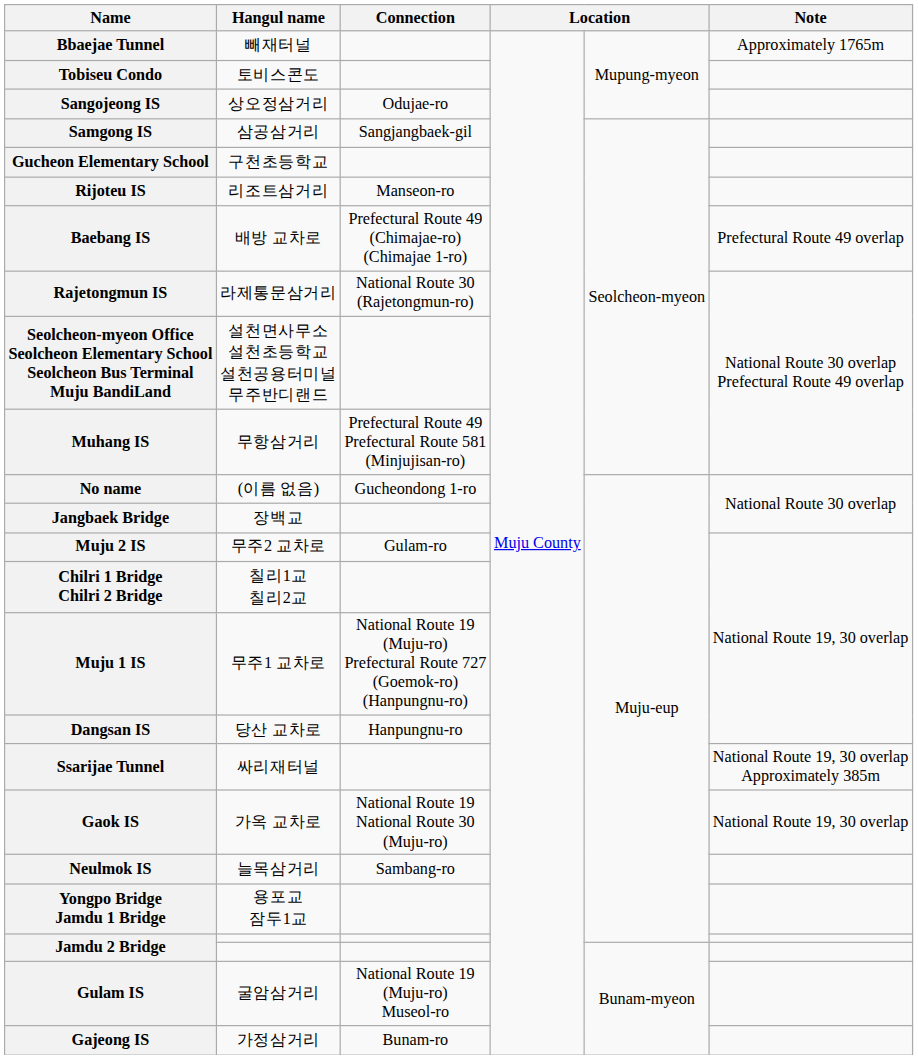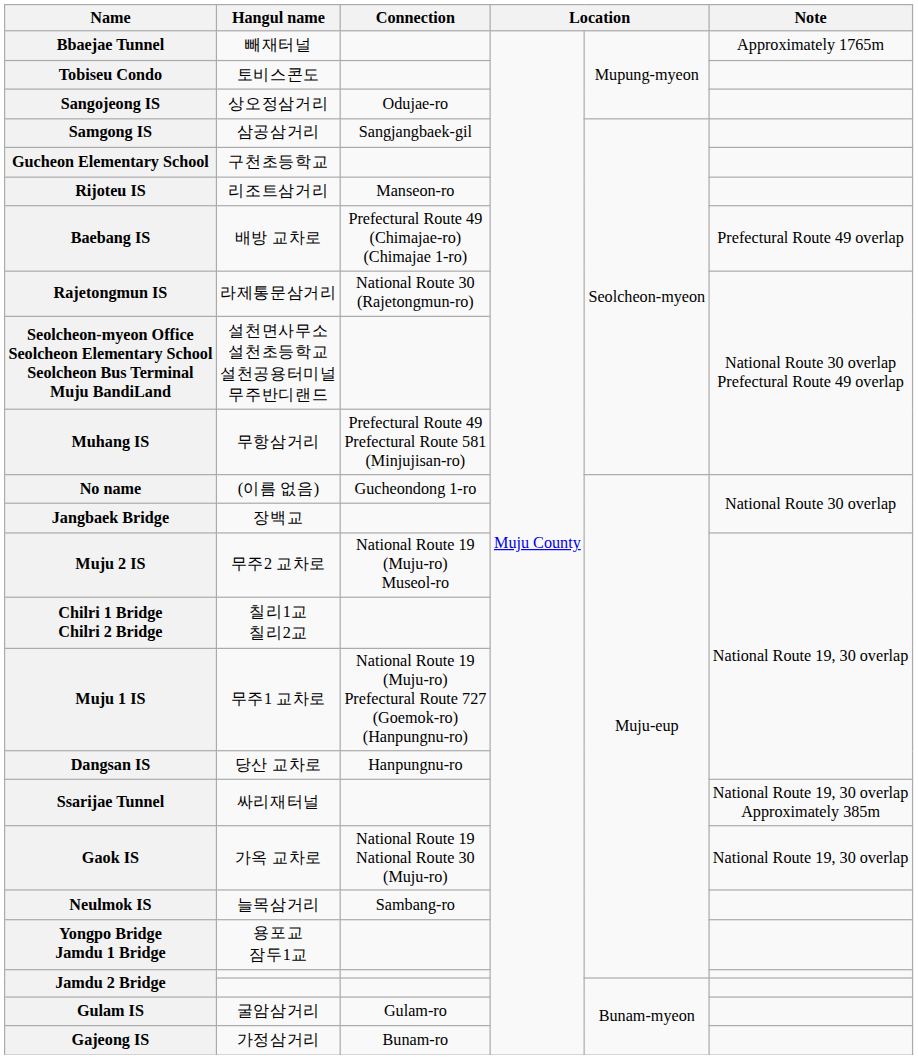(415, 546) Gulam-ro -> (415, 564) National Route 19 (Muju-ro) Museol-ro
(415, 992) National Route 19 (Muju-ro) Museol-ro -> (415, 1010) Gulam-ro
